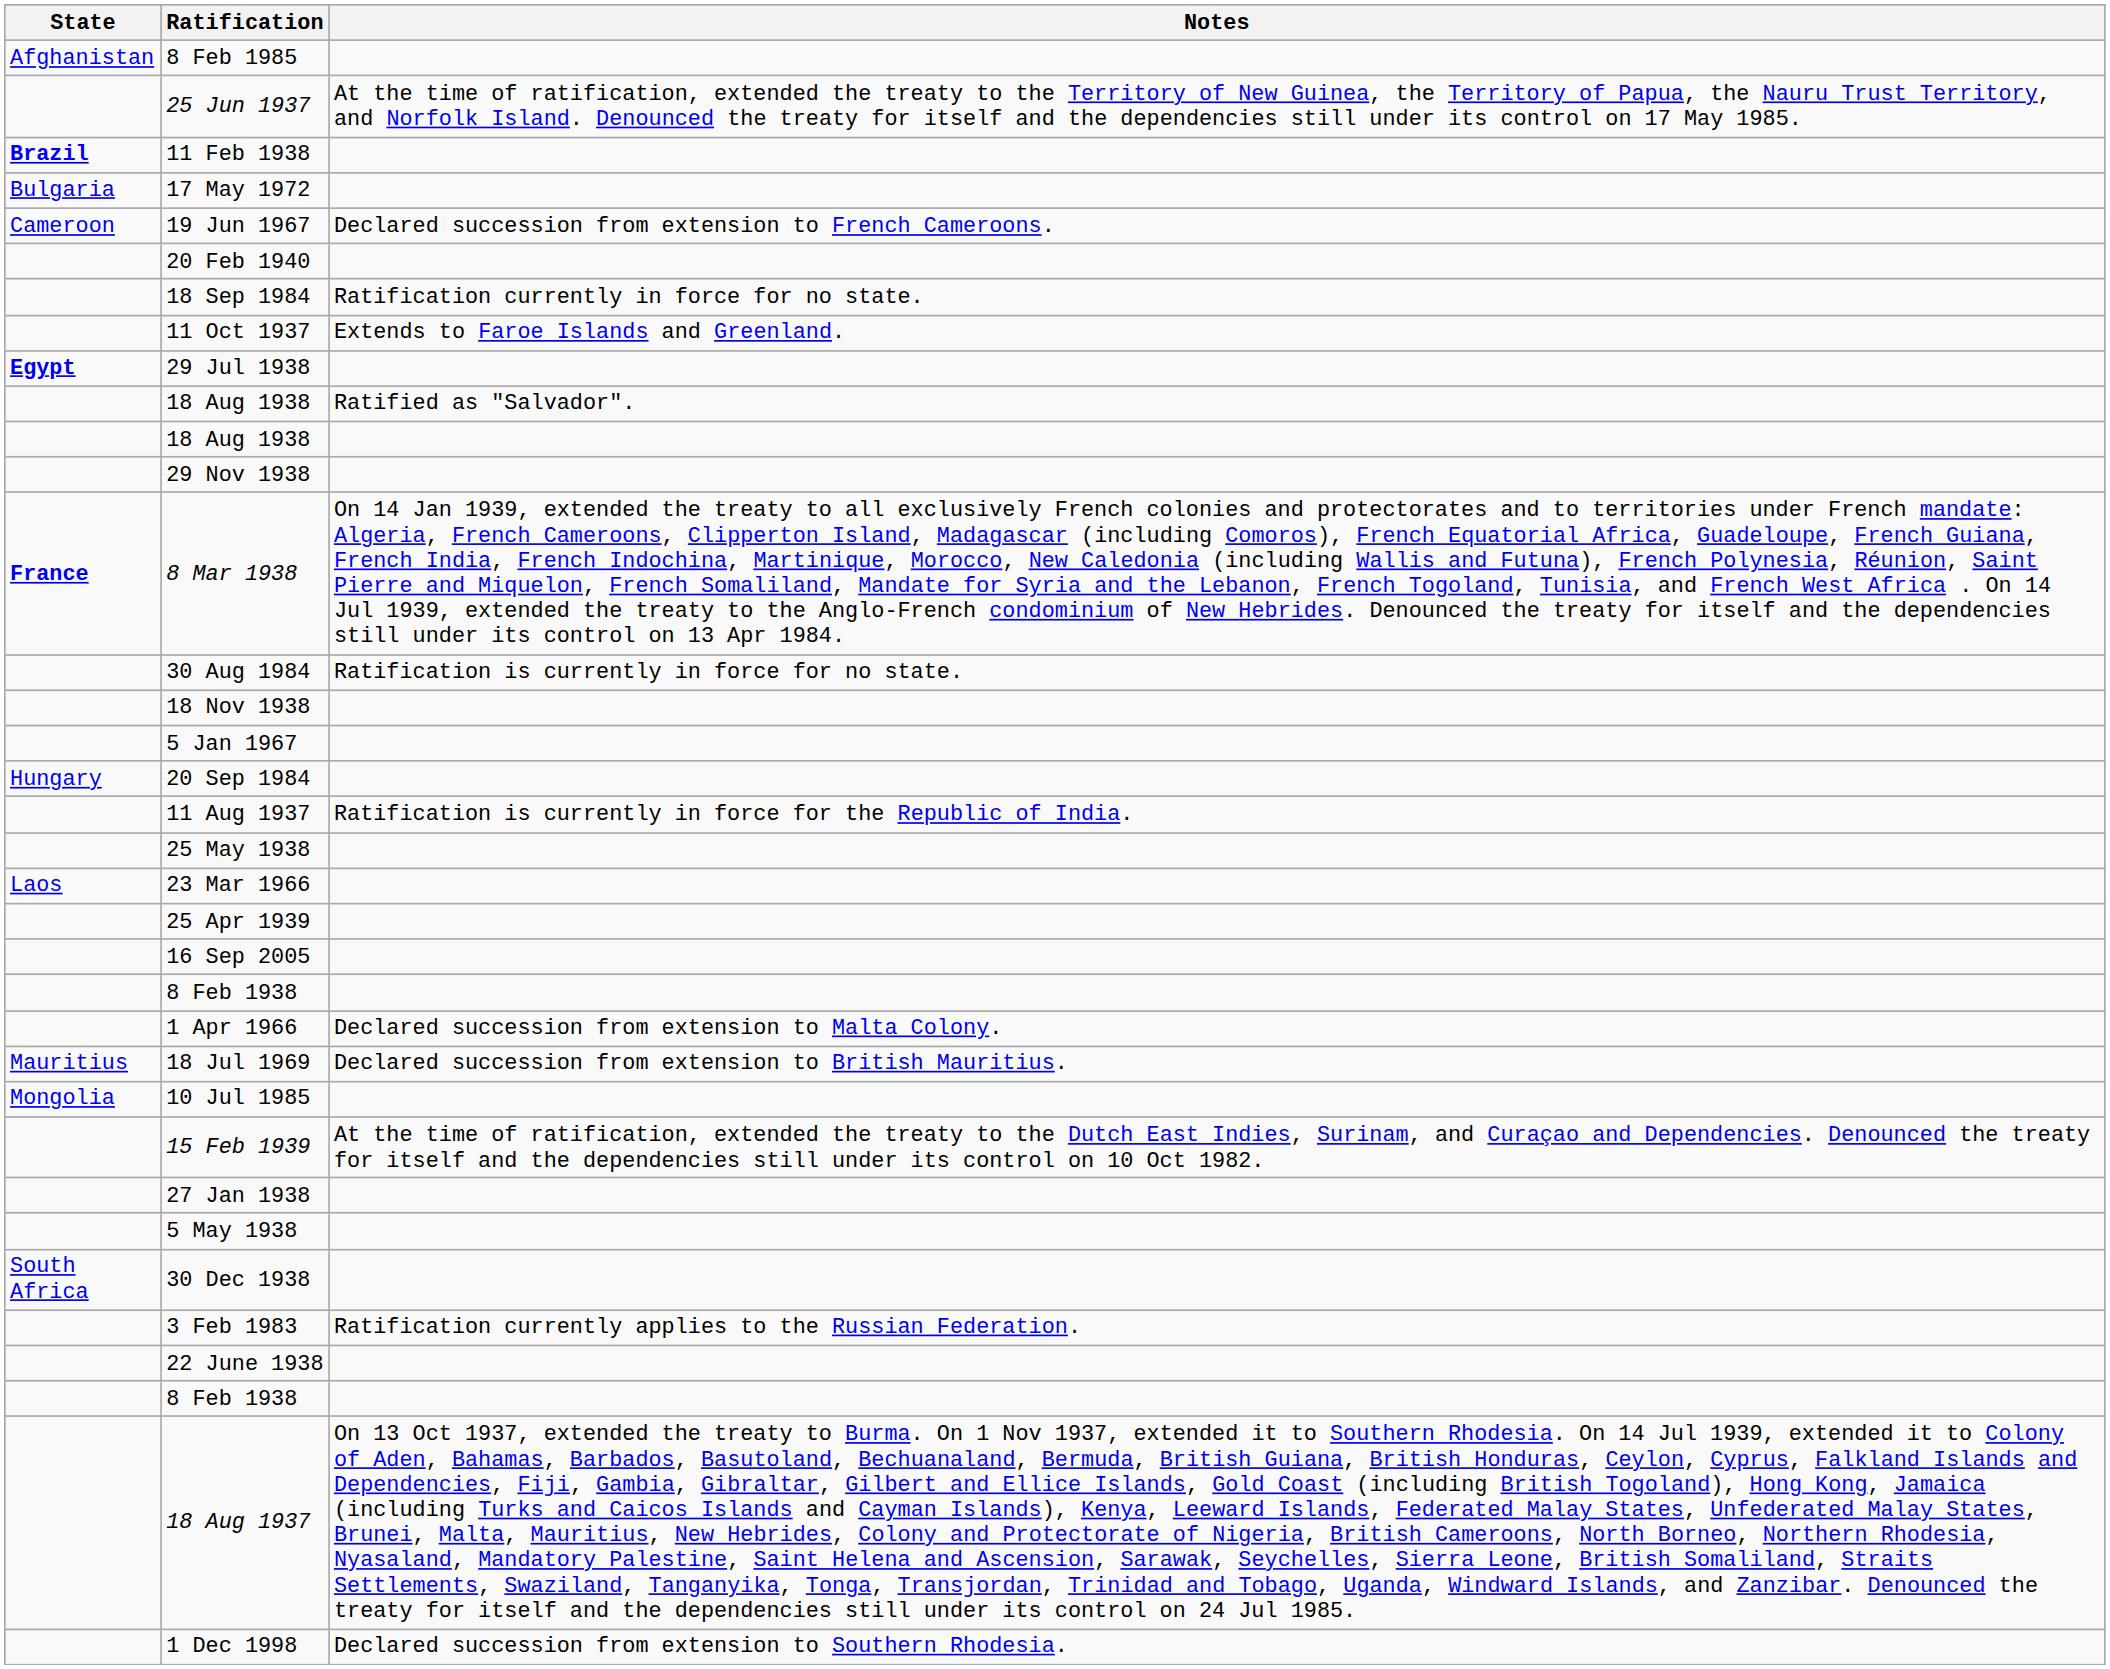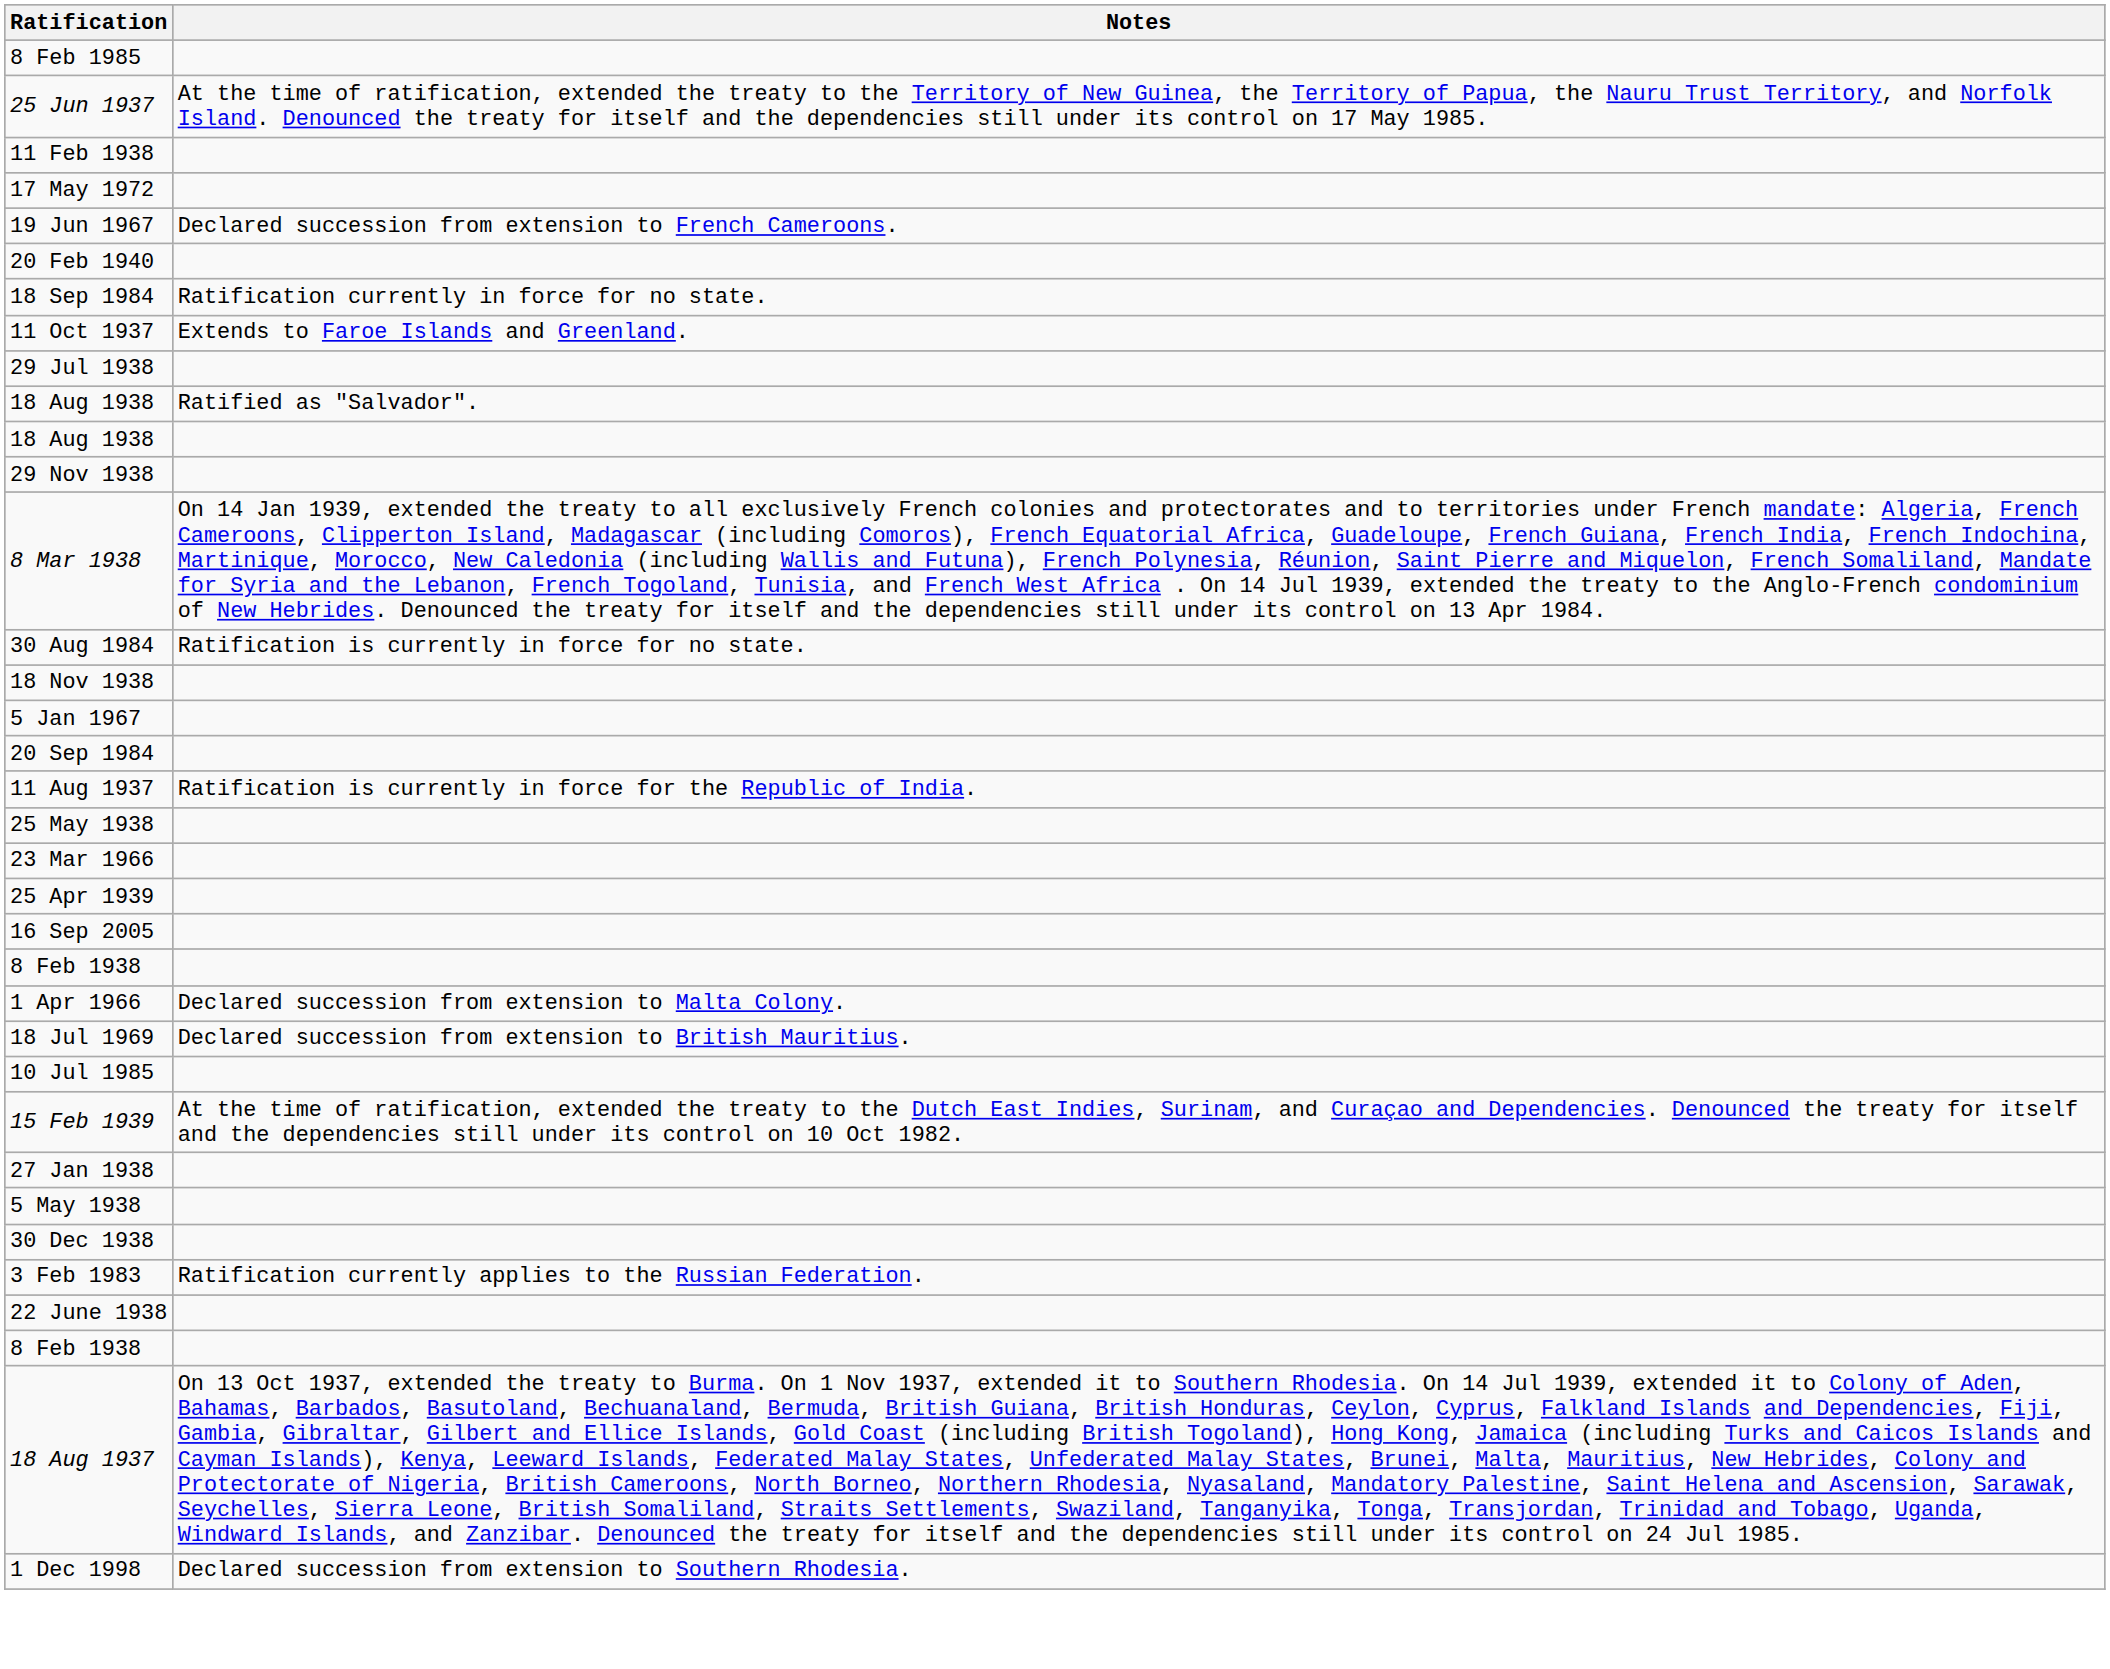- column: (83, 23)
